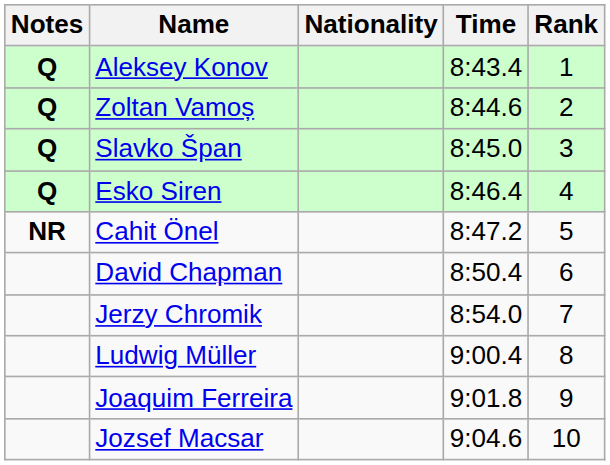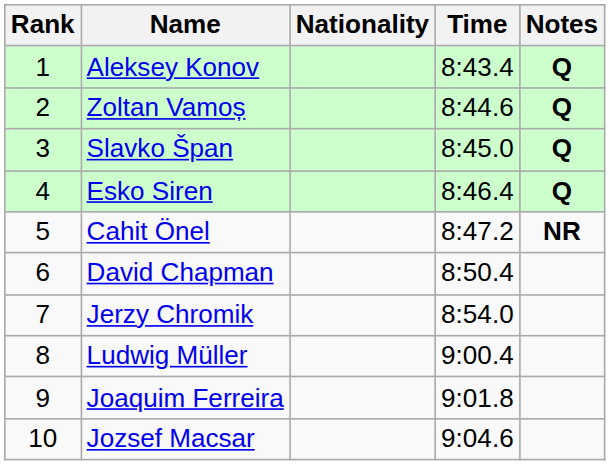columns swapped: (566, 25) <-> (47, 25)
